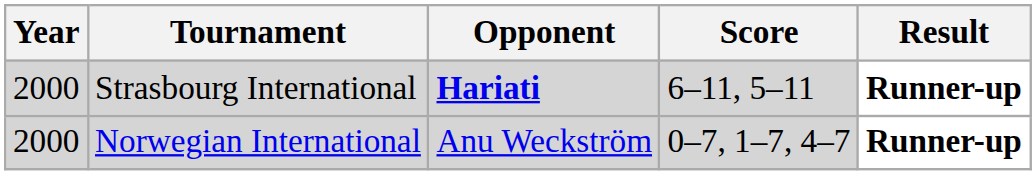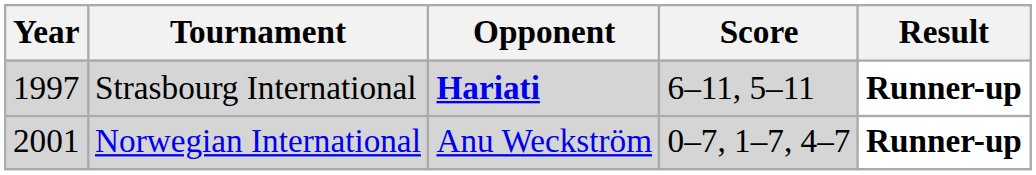(46, 87) 2000 -> (46, 87) 1997
(46, 142) 2000 -> (46, 142) 2001
